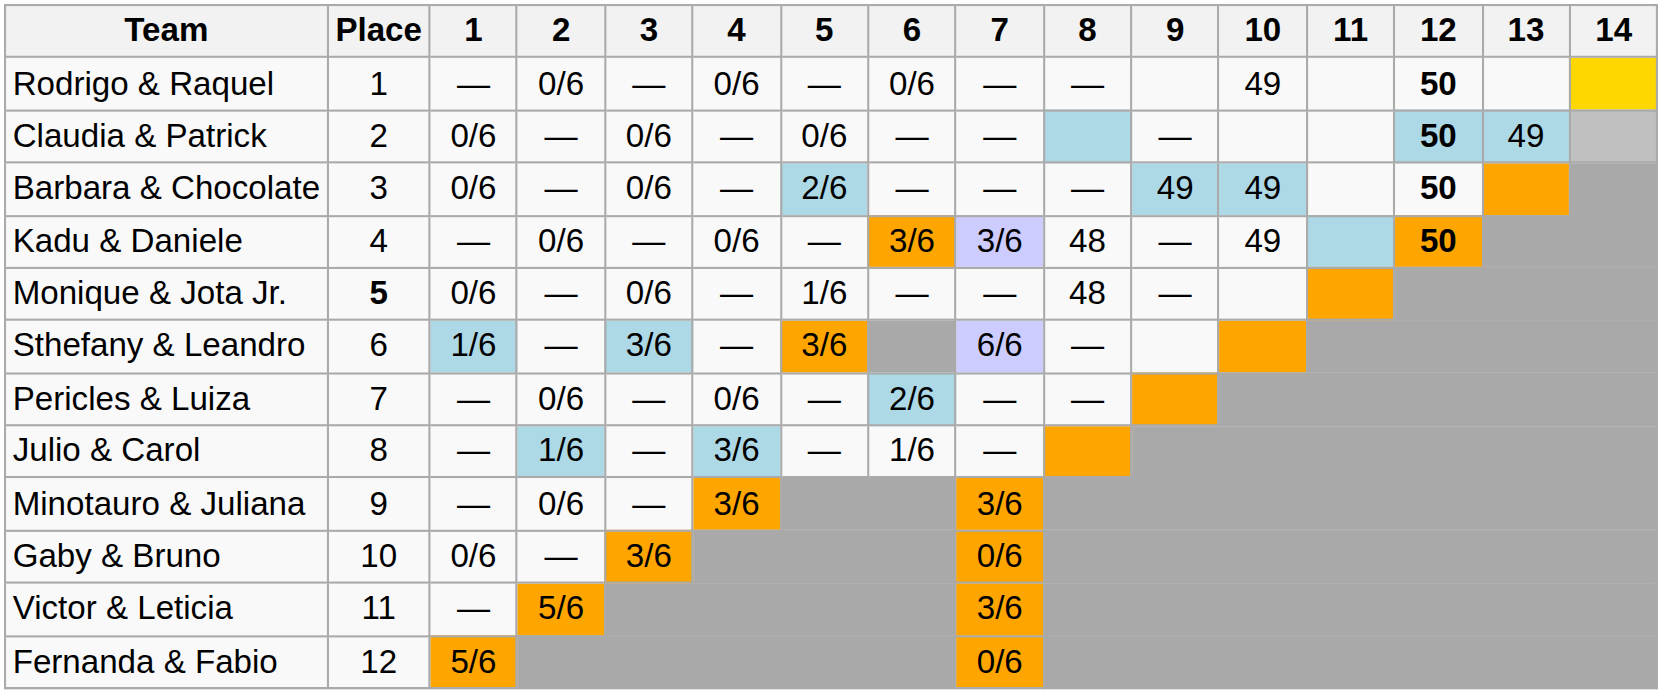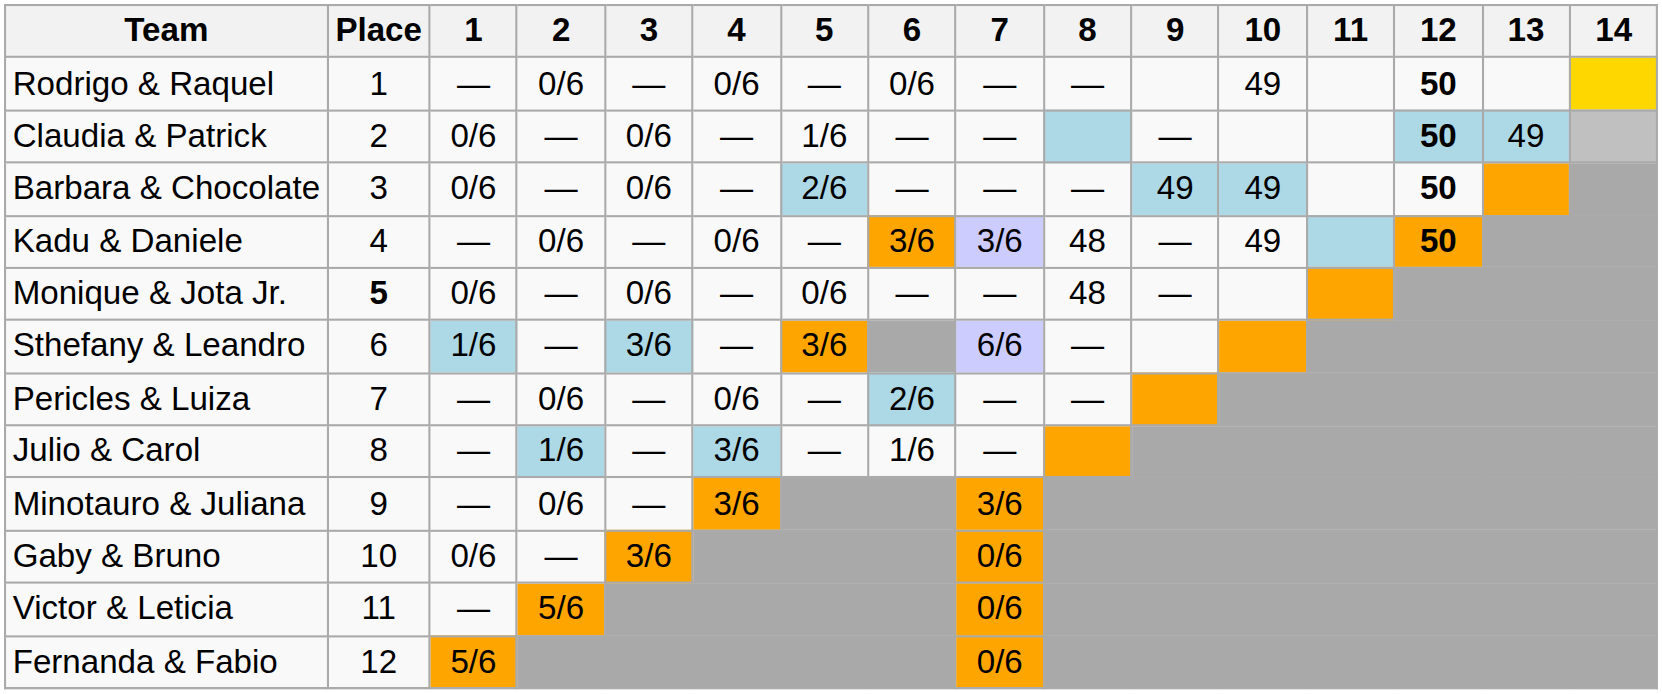(824, 135) 0/6 -> (824, 135) 1/6
(824, 293) 1/6 -> (824, 293) 0/6
(1000, 608) 3/6 -> (1000, 608) 0/6
